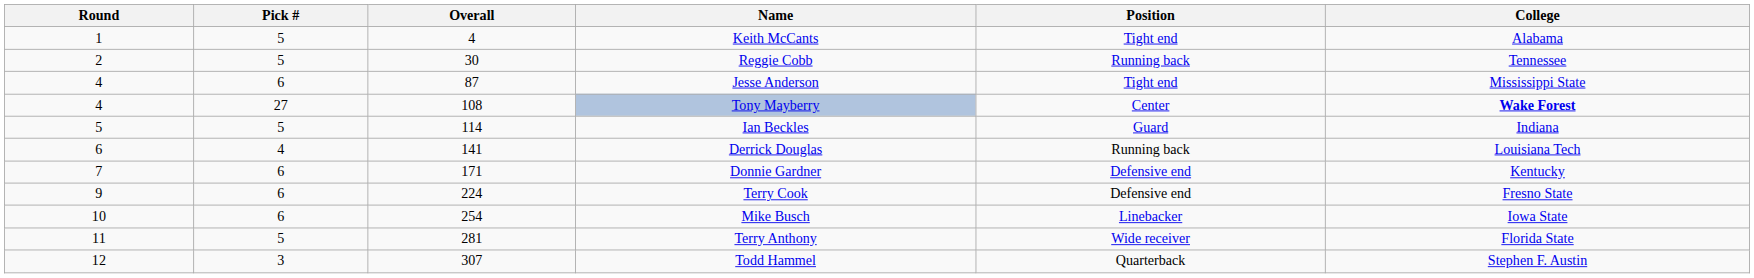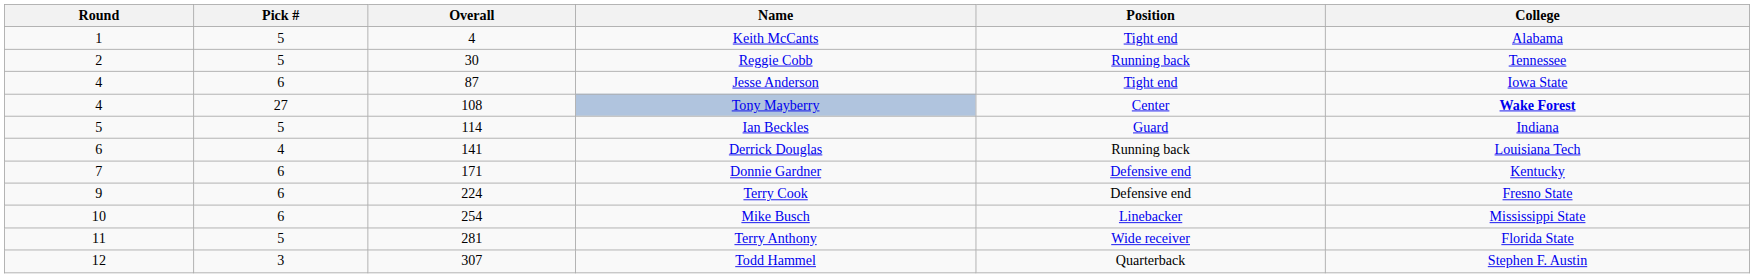(1538, 82) Mississippi State -> (1538, 82) Iowa State
(1538, 216) Iowa State -> (1538, 216) Mississippi State
